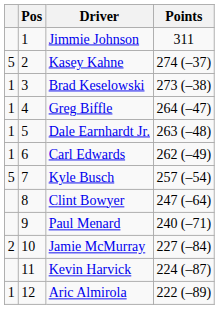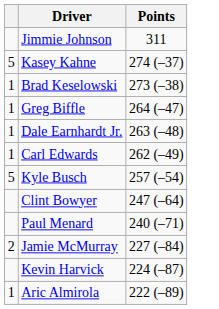- column: (32, 16)
